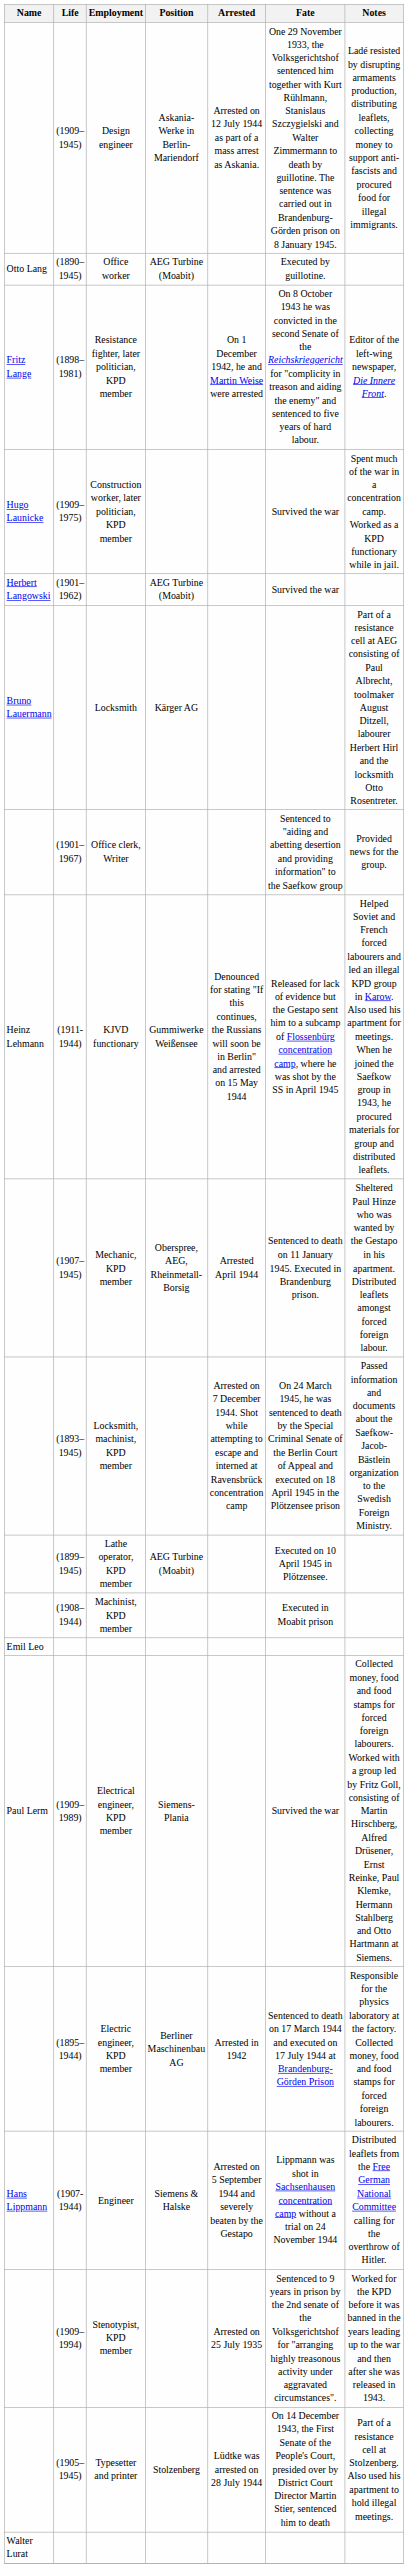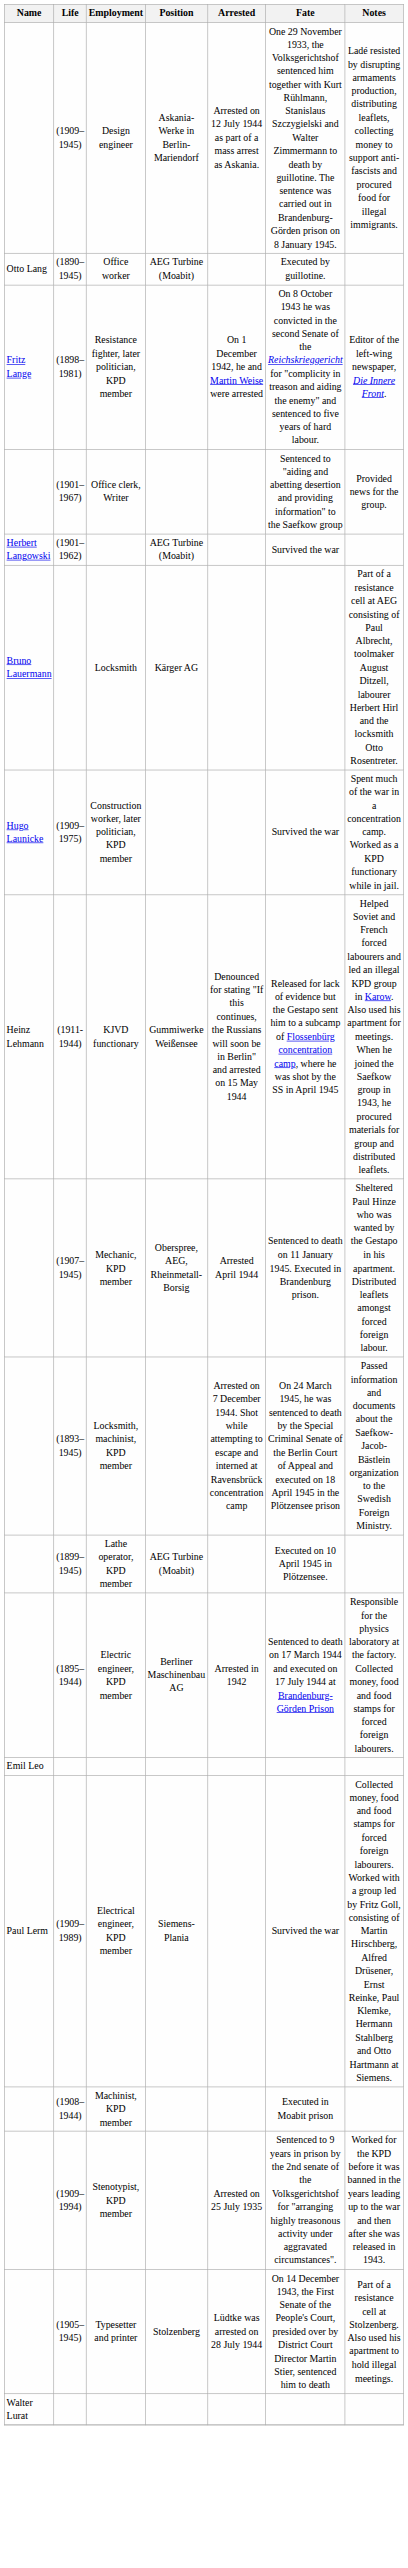rows swapped: (29, 852) <-> (25, 511)
rows swapped: (29, 2049) <-> (29, 1615)
- row: (27, 2200)
